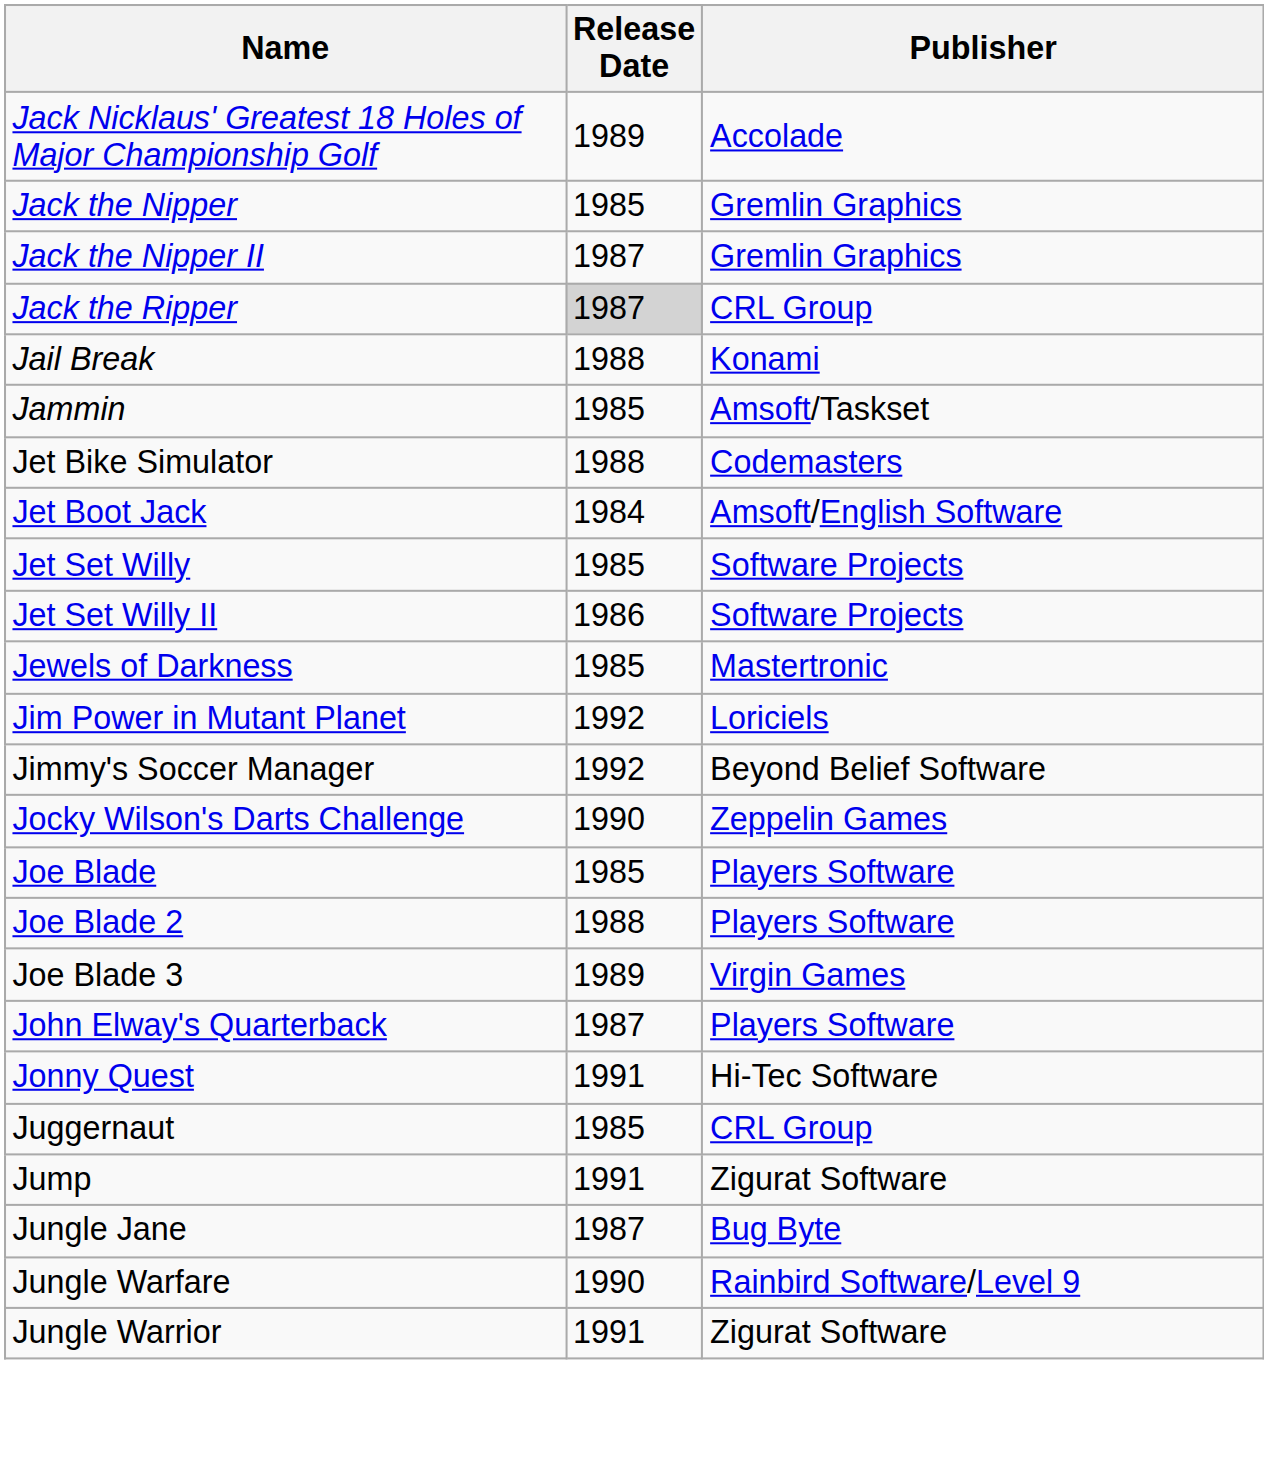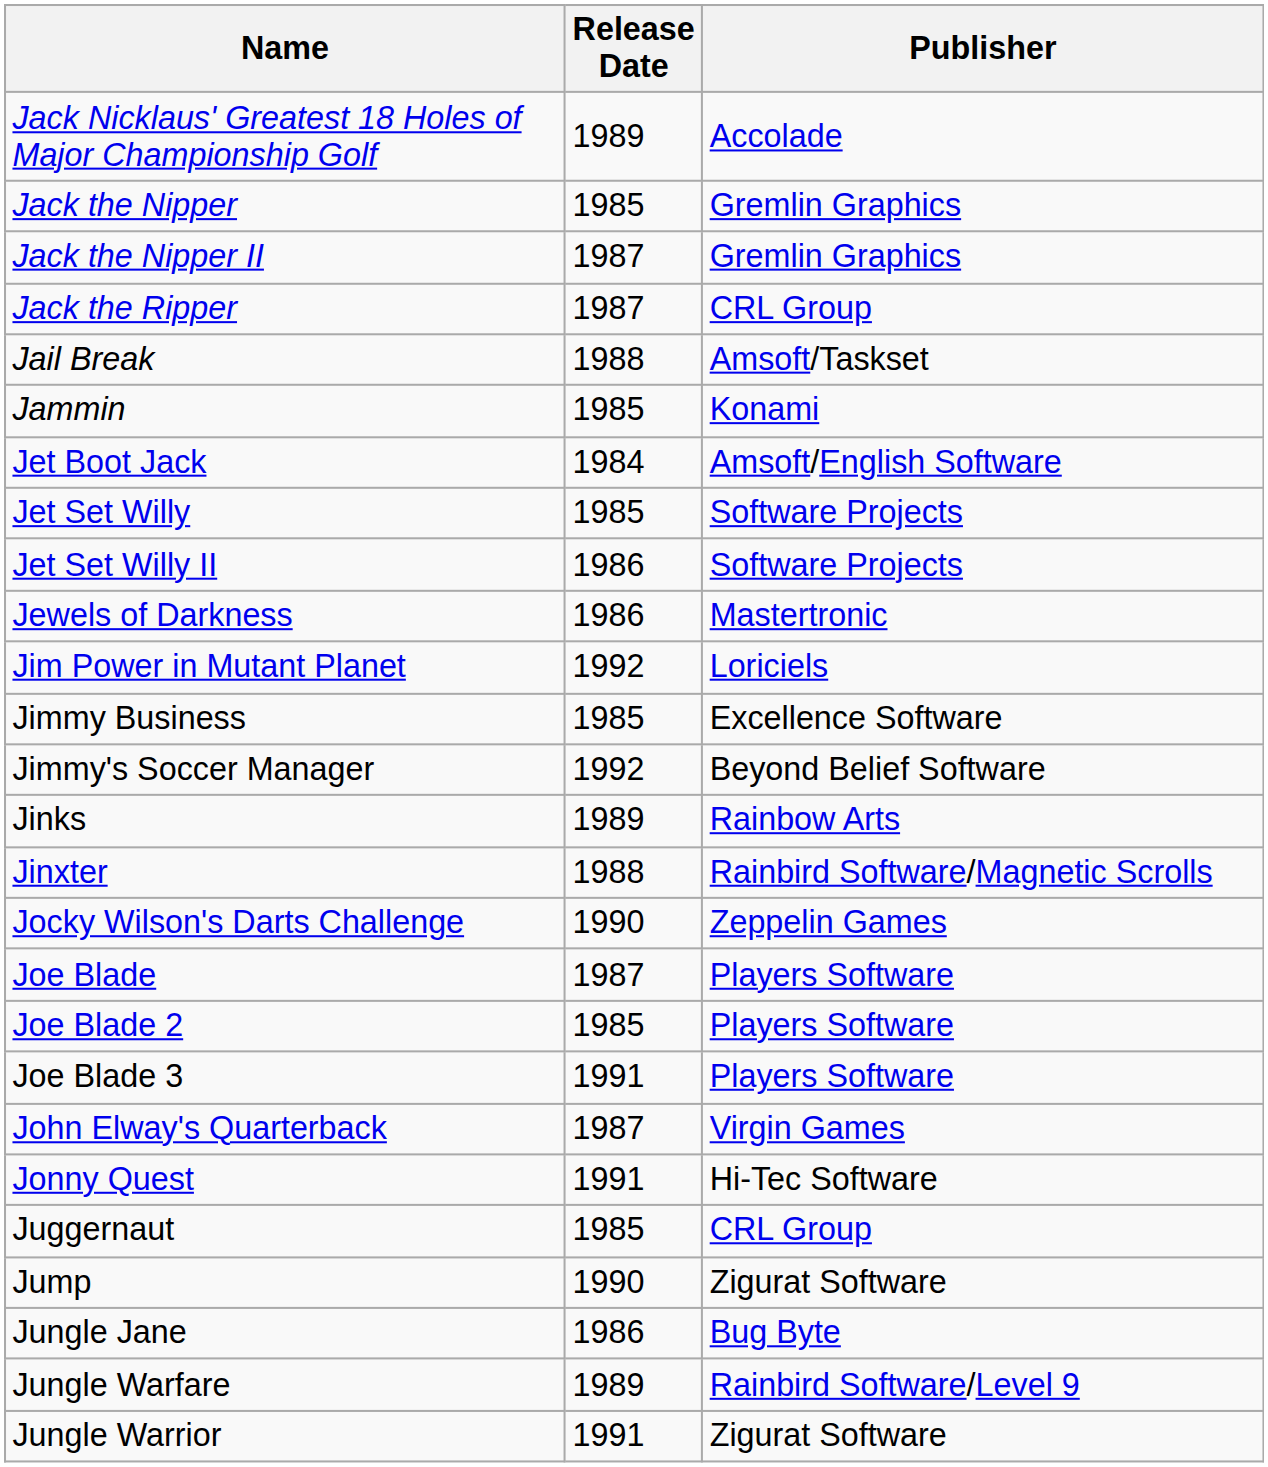(609, 307) lightgrey background -> (609, 307) no background
(765, 359) Konami -> (819, 359) Amsoft/Taskset
(820, 410) Amsoft/Taskset -> (764, 410) Konami
- row: (143, 461)
(609, 666) 1985 -> (609, 615) 1986
+ row: (129, 717)
+ row: (49, 820)
+ row: (60, 871)
(609, 871) 1985 -> (609, 974) 1987
(609, 922) 1988 -> (609, 1025) 1985
(609, 974) 1989 -> (609, 1076) 1991
(808, 974) Virgin Games -> (832, 1076) Players Software
(832, 1025) Players Software -> (807, 1127) Virgin Games
(609, 1179) 1991 -> (609, 1281) 1990
(609, 1230) 1987 -> (609, 1333) 1986
(609, 1281) 1990 -> (609, 1384) 1989
